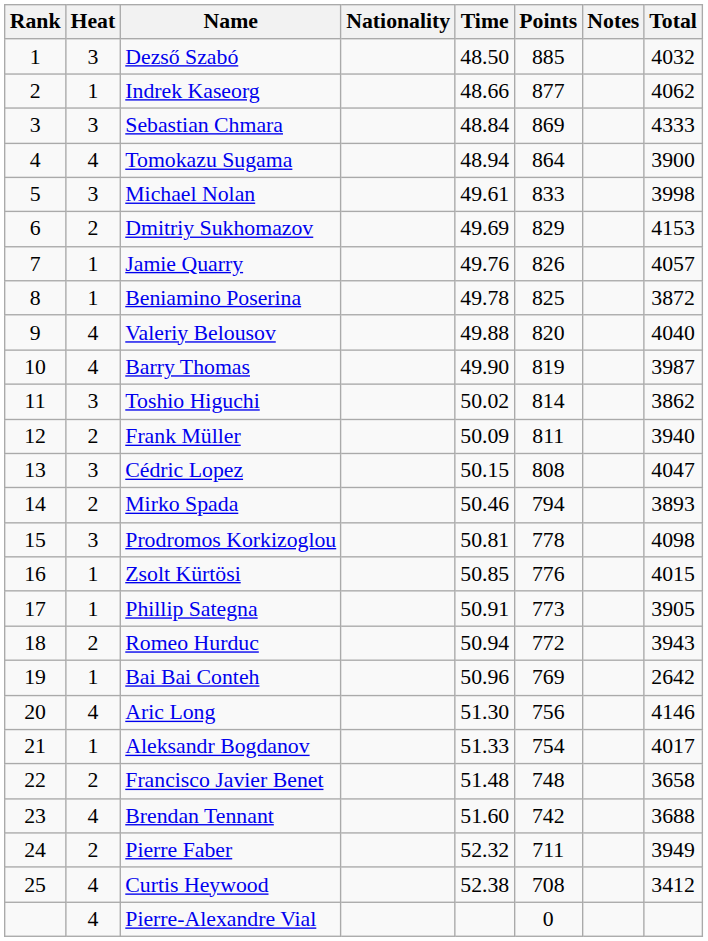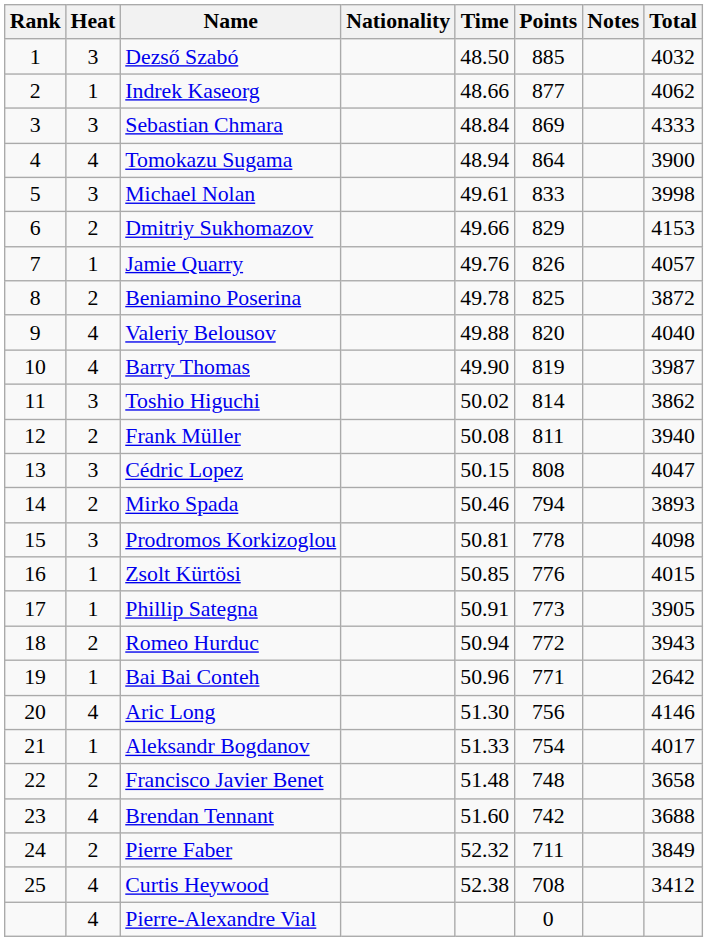(485, 228) 49.69 -> (485, 228) 49.66
(93, 297) 1 -> (93, 297) 2
(485, 435) 50.09 -> (485, 435) 50.08
(548, 677) 769 -> (548, 677) 771
(673, 849) 3949 -> (673, 849) 3849
